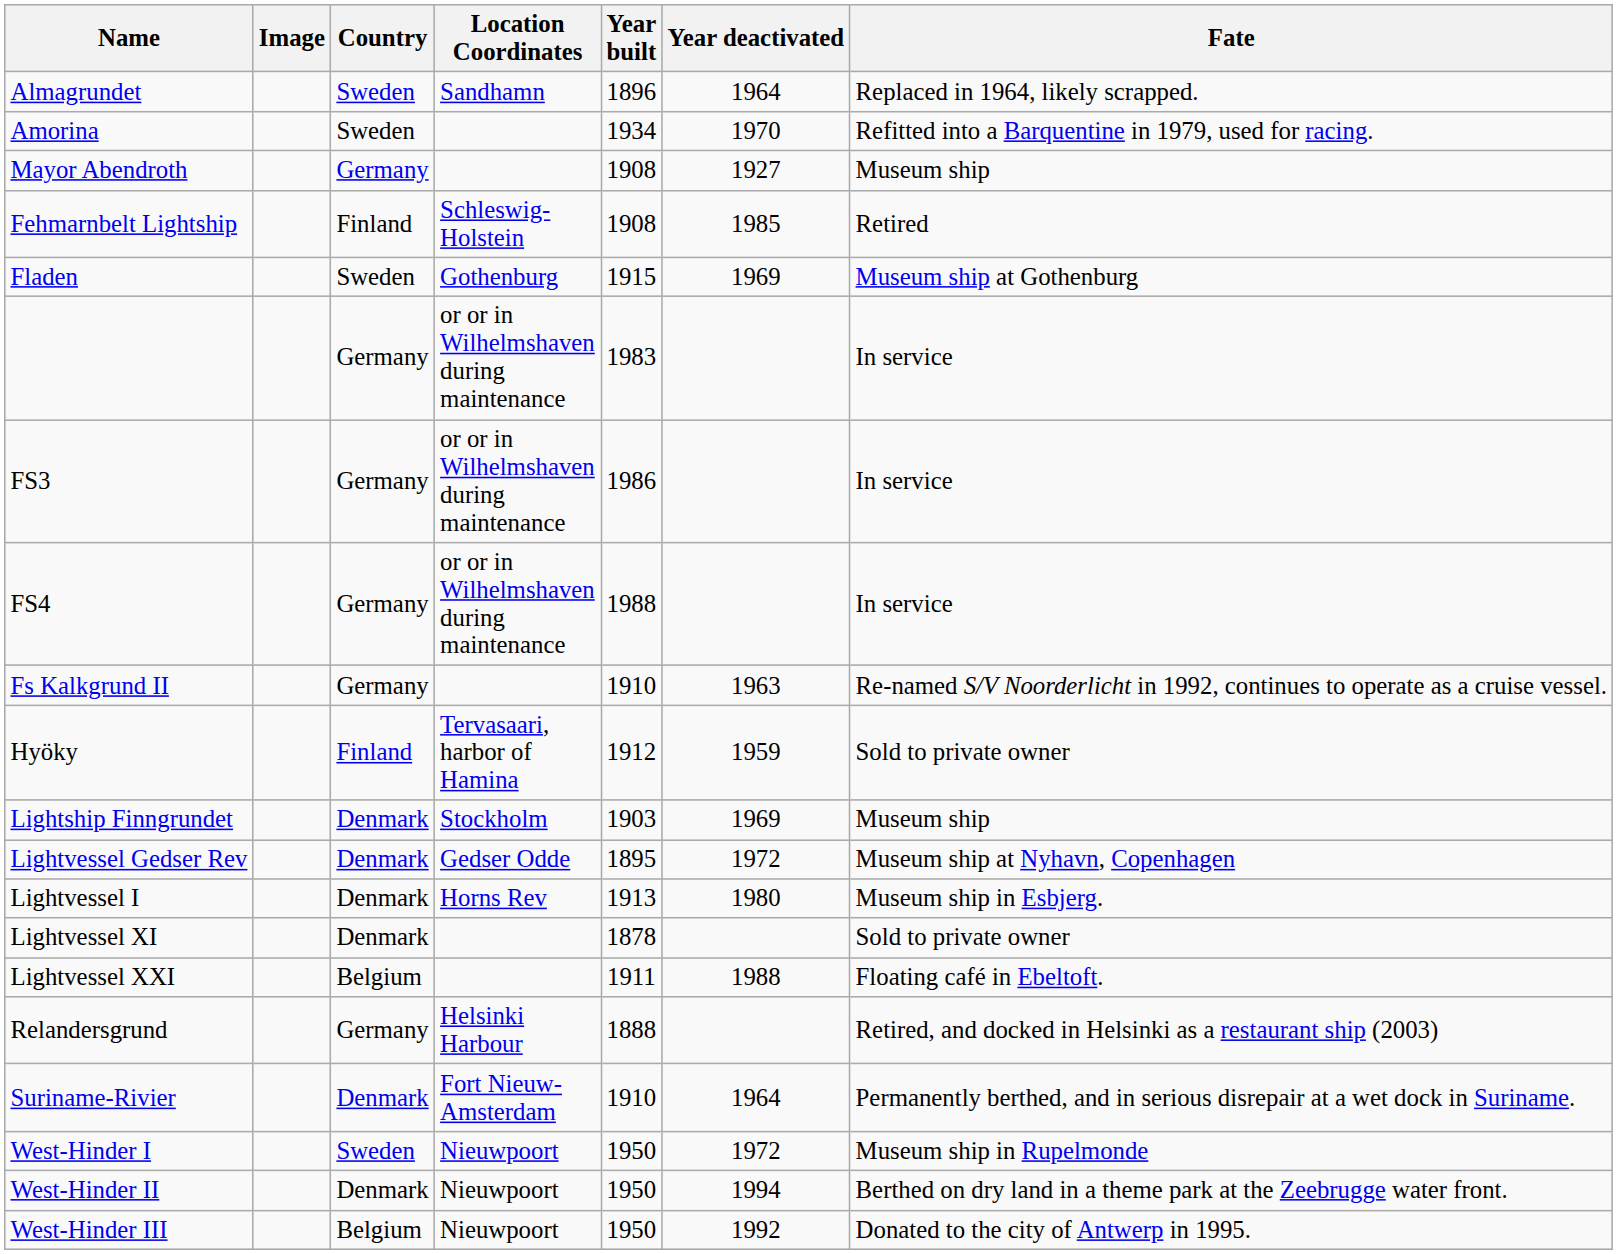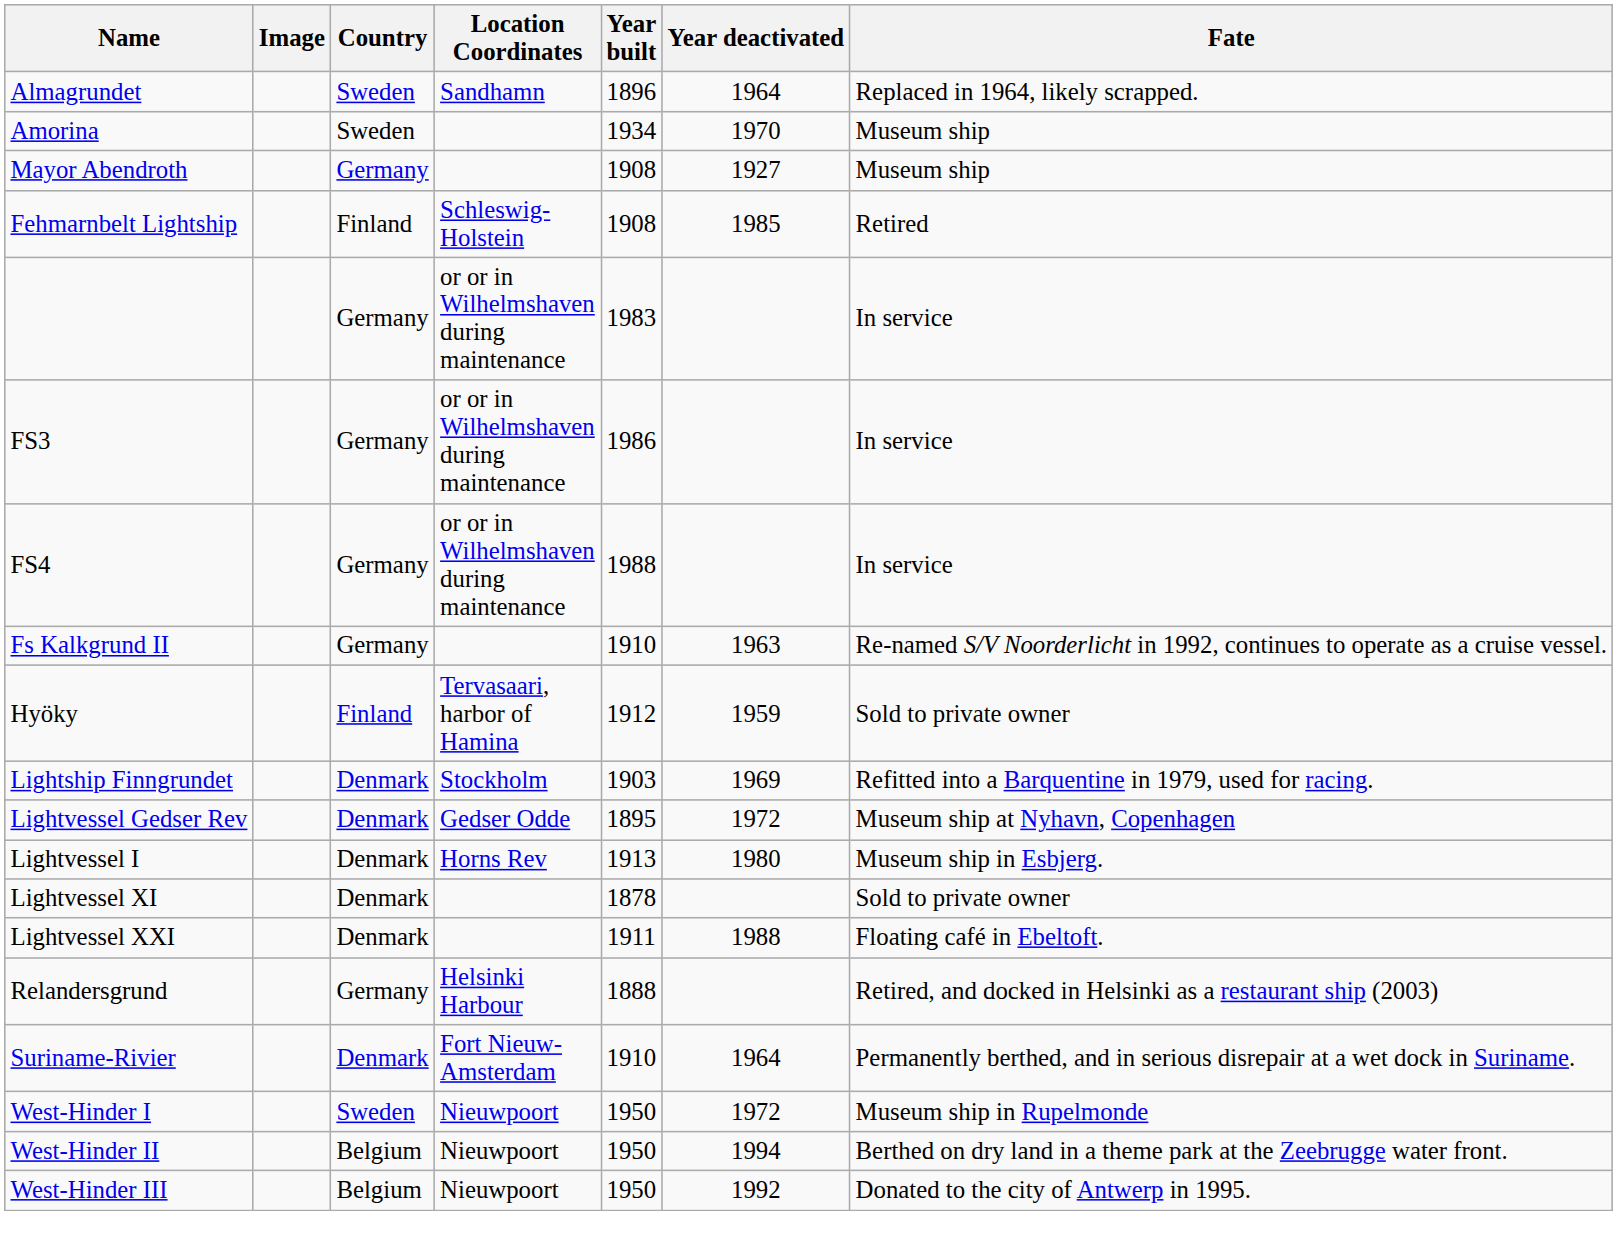(1115, 130) Refitted into a Barquentine in 1979, used for racing. -> (923, 130) Museum ship
- row: (44, 276)
(923, 819) Museum ship -> (1115, 780) Refitted into a Barquentine in 1979, used for racing.
(379, 976) Belgium -> (383, 937) Denmark
(383, 1189) Denmark -> (379, 1150) Belgium
